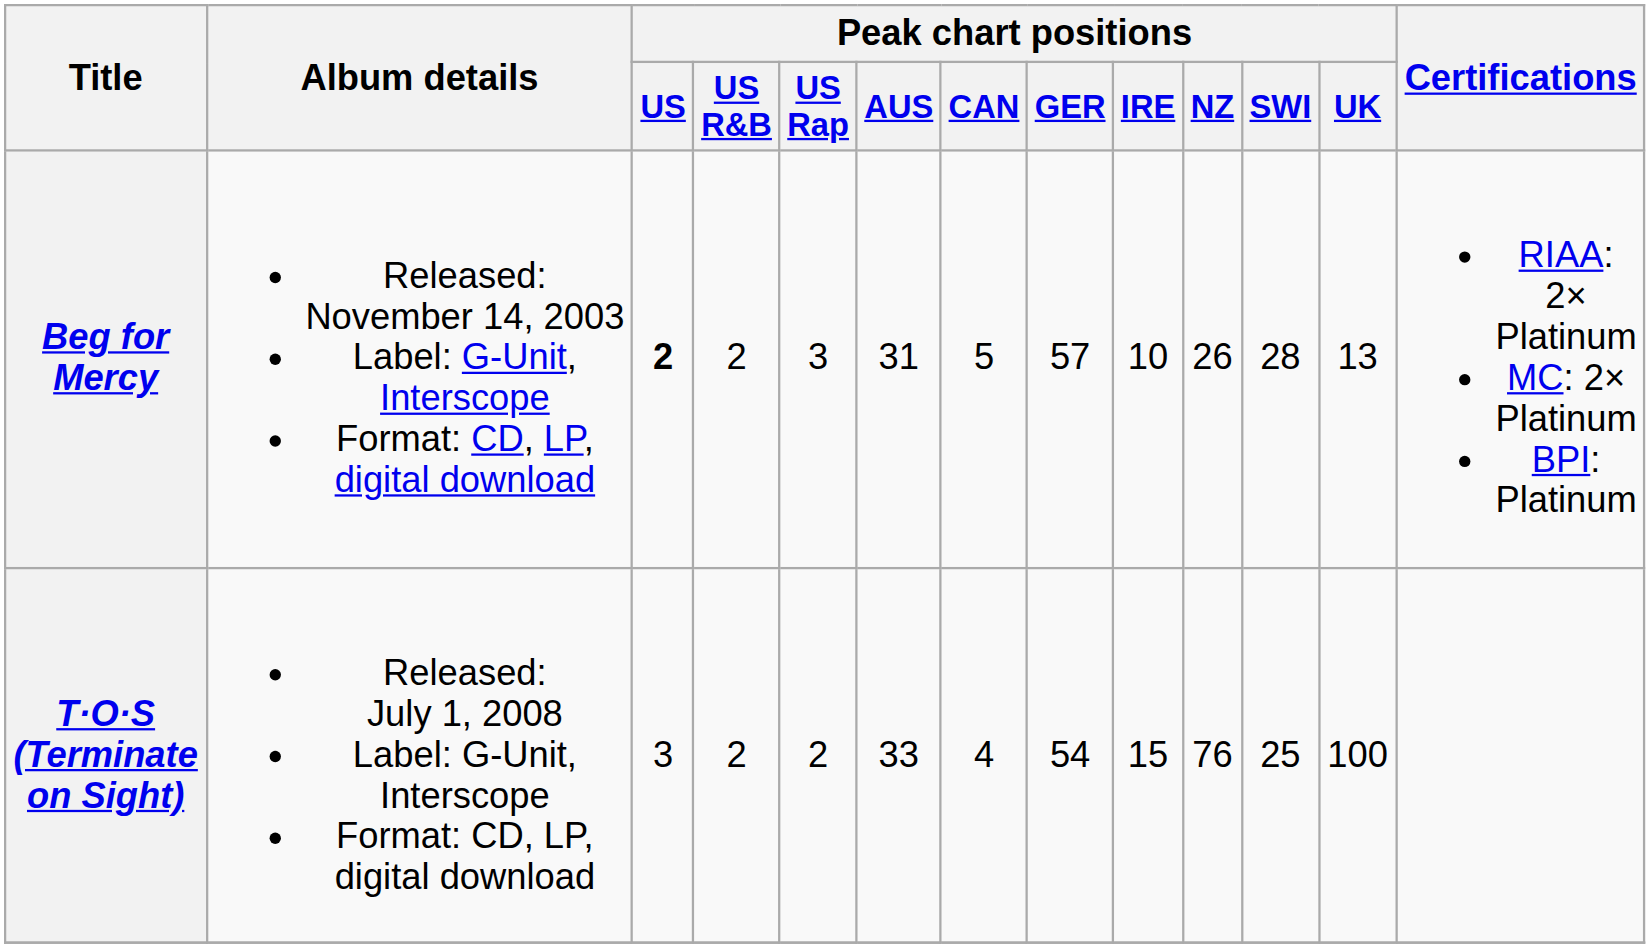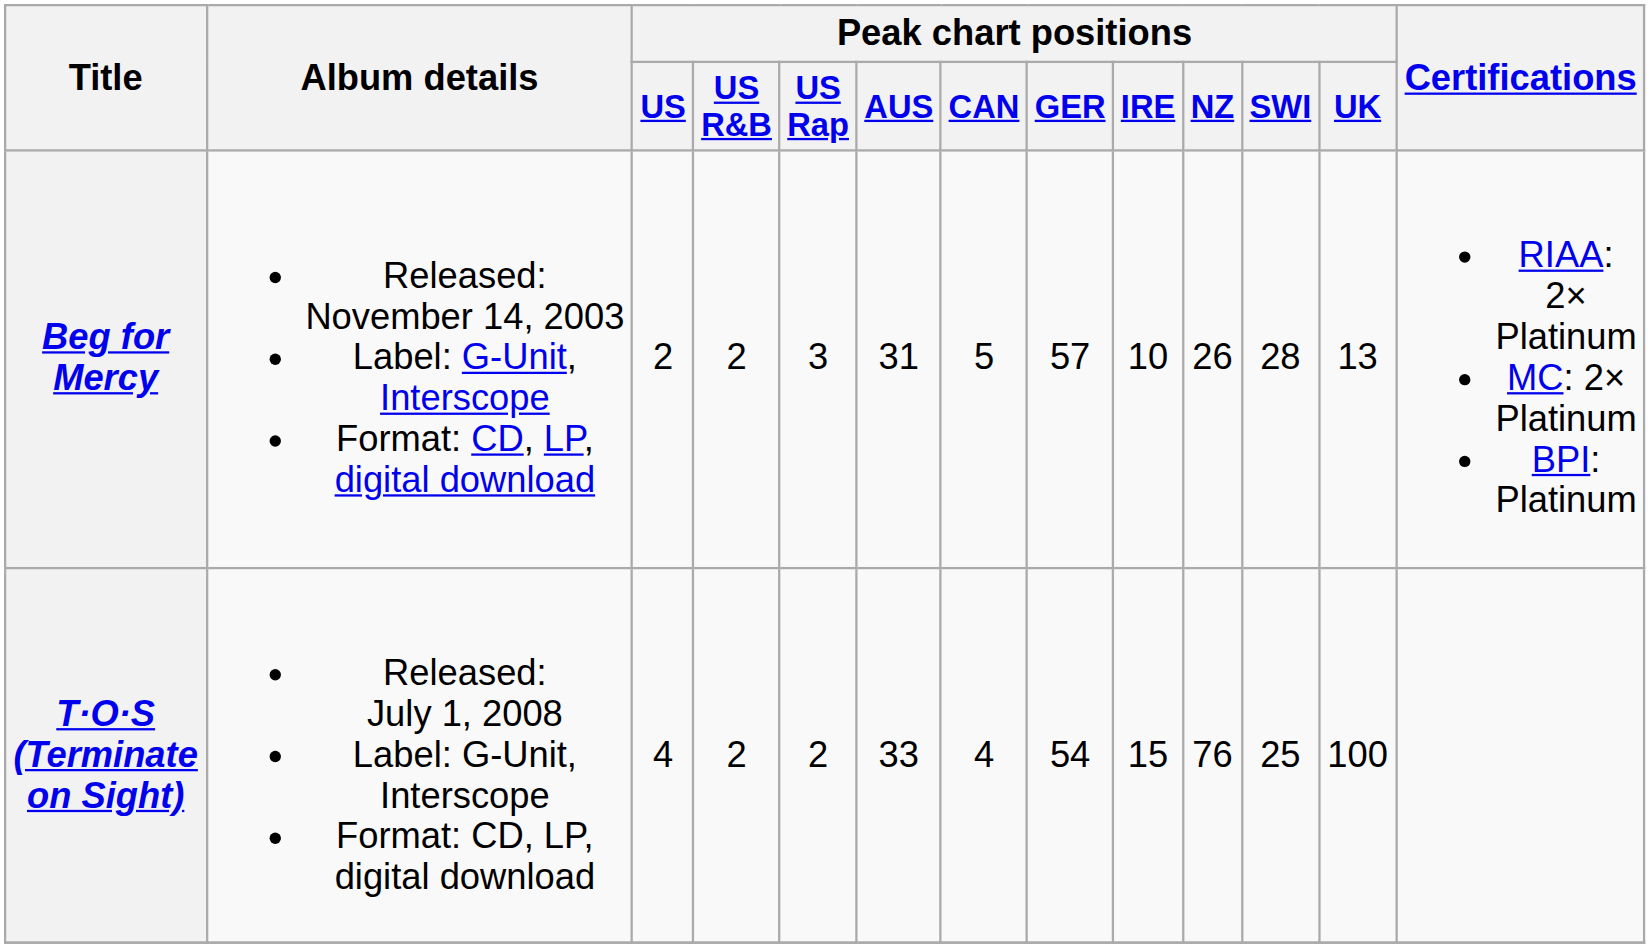(663, 358) bold -> (663, 358) normal
(663, 754) 3 -> (663, 754) 4
